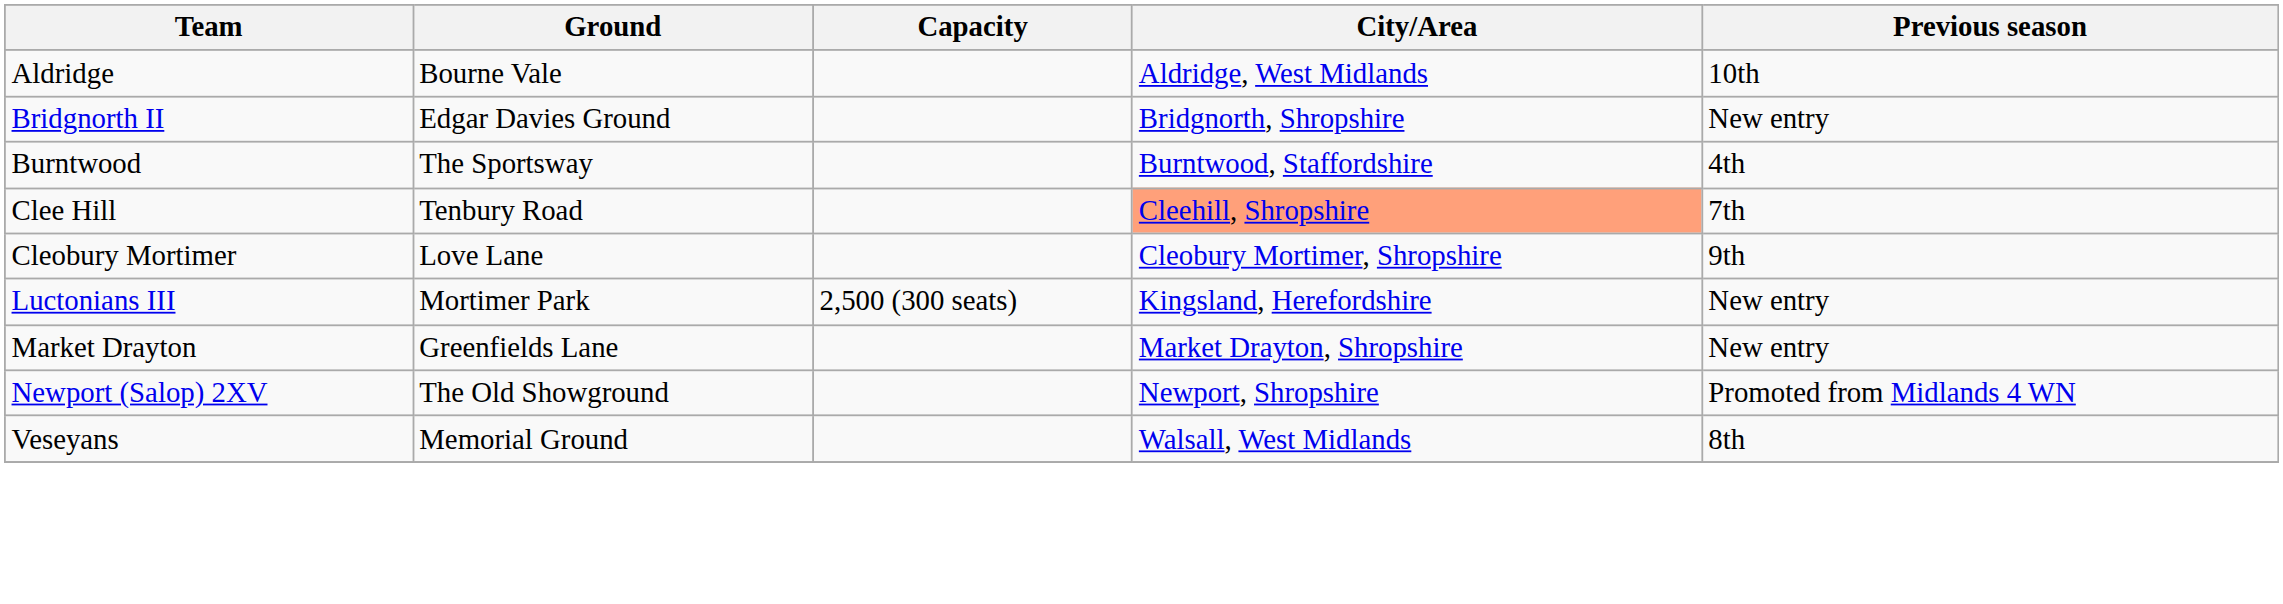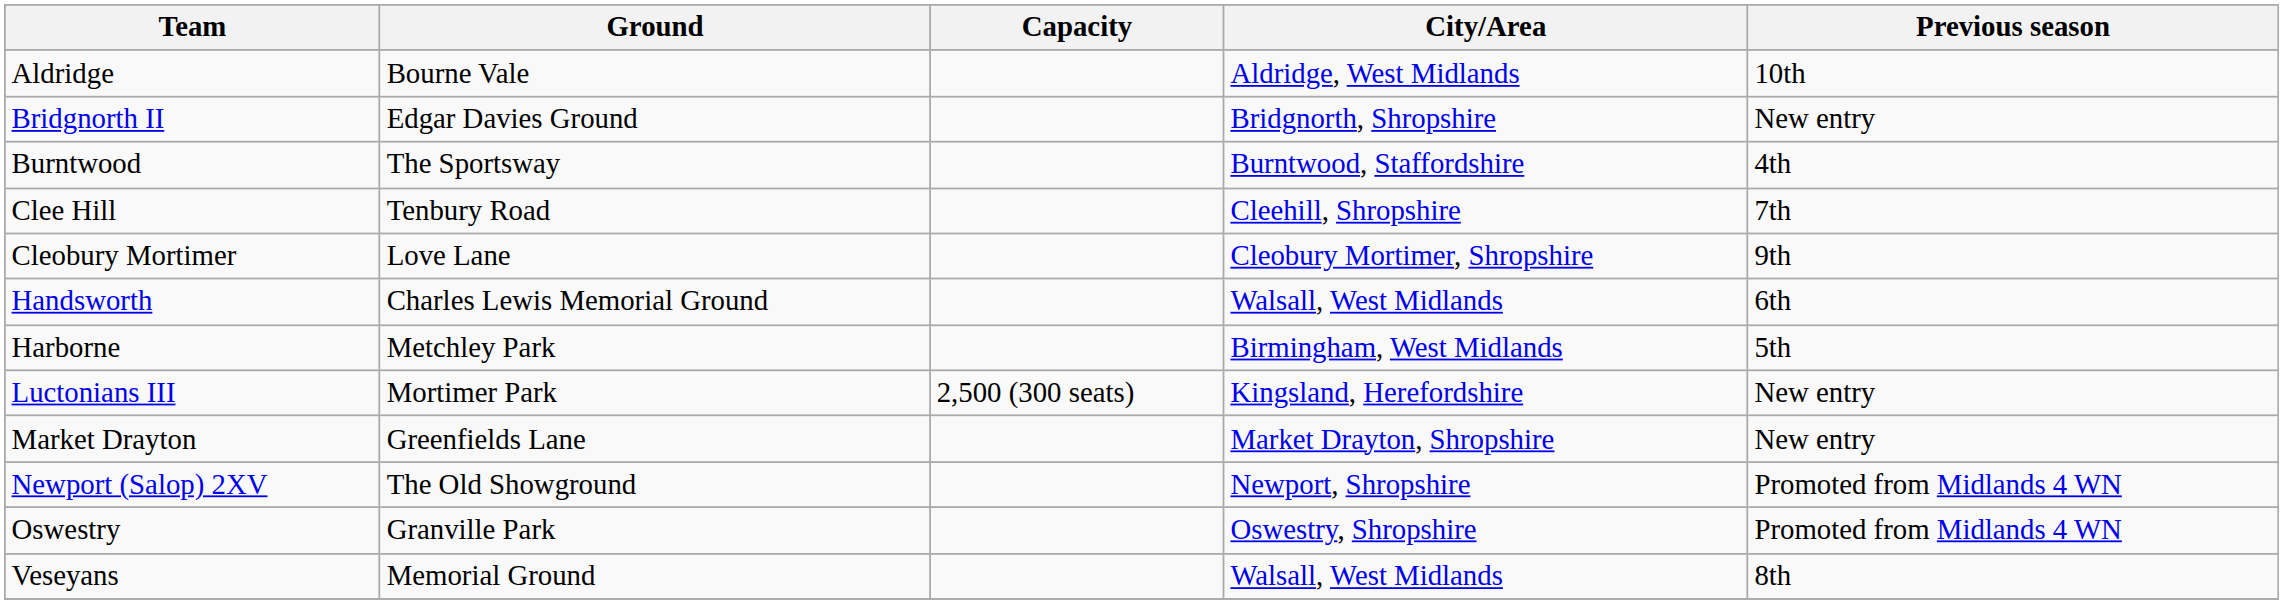(1254, 210) lightsalmon background -> (1346, 210) no background
+ row: (82, 301)
+ row: (66, 347)
+ row: (66, 529)
